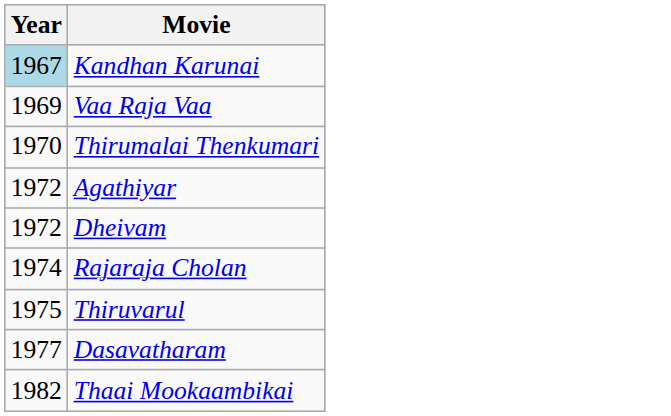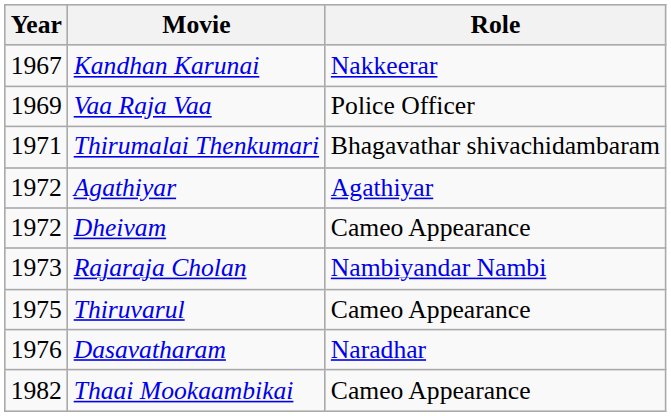+ column: (495, 24)
(36, 65) lightblue background -> (36, 65) no background
(36, 146) 1970 -> (36, 146) 1971
(36, 268) 1974 -> (36, 268) 1973
(36, 349) 1977 -> (36, 349) 1976
